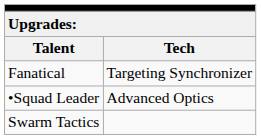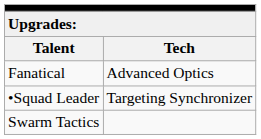(179, 73) Targeting Synchronizer -> (160, 73) Advanced Optics
(160, 97) Advanced Optics -> (179, 97) Targeting Synchronizer
